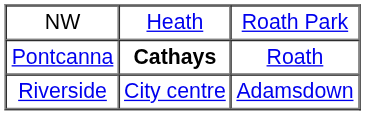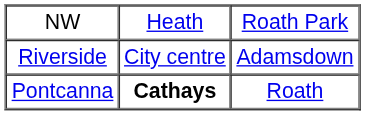rows swapped: (63, 57) <-> (63, 91)
